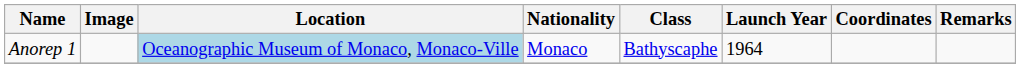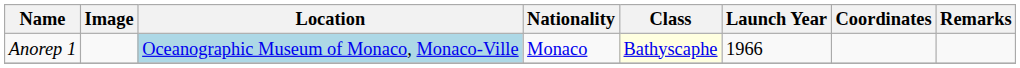(671, 48) no background -> (671, 48) lightyellow background
(744, 48) 1964 -> (744, 48) 1966
